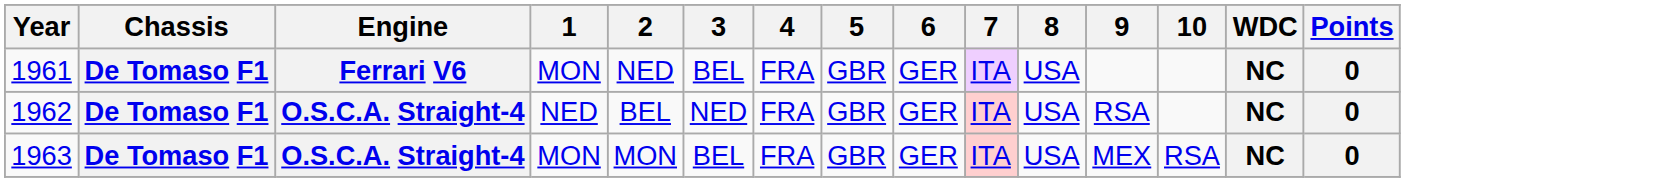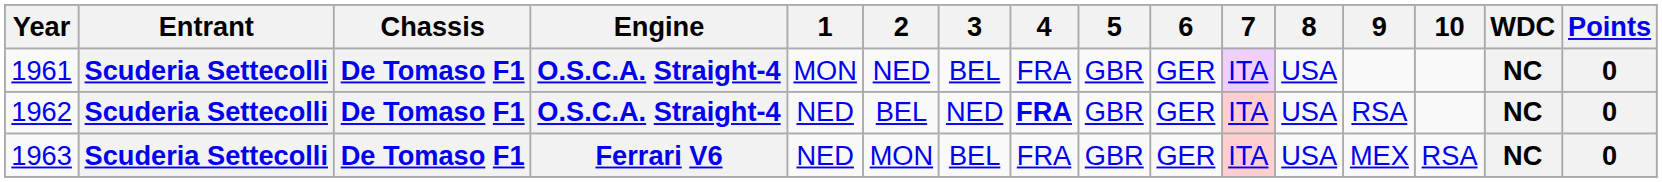+ column: (206, 27)
(403, 70) Ferrari V6 -> (659, 70) O.S.C.A. Straight-4
(787, 113) normal -> (1044, 113) bold
(403, 156) O.S.C.A. Straight-4 -> (659, 156) Ferrari V6
(569, 156) MON -> (825, 156) NED
